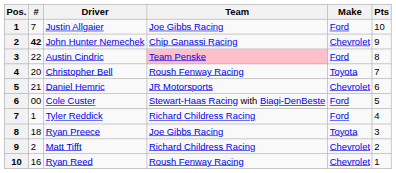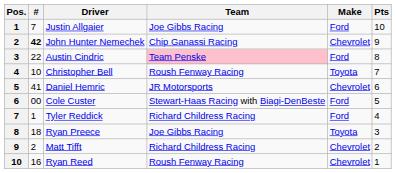(36, 72) 20 -> (36, 72) 10
(36, 87) 21 -> (36, 87) 41
